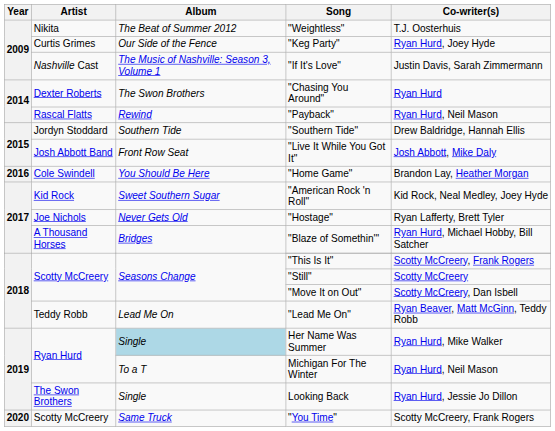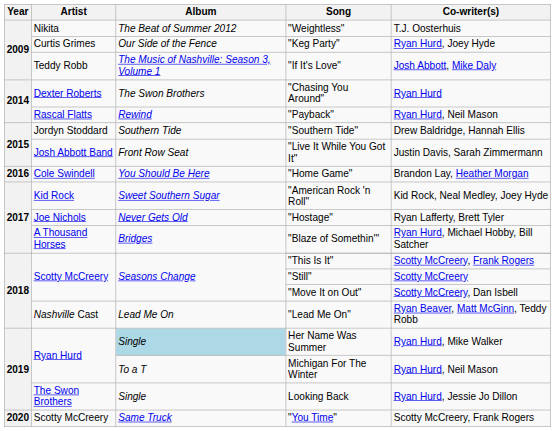(66, 66) Nashville Cast -> (61, 66) Teddy Robb
(468, 66) Justin Davis, Sarah Zimmermann -> (445, 66) Josh Abbott, Mike Daly
(445, 152) Josh Abbott, Mike Daly -> (468, 152) Justin Davis, Sarah Zimmermann
(61, 314) Teddy Robb -> (66, 314) Nashville Cast
